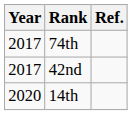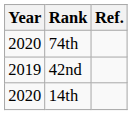(25, 43) 2017 -> (25, 43) 2020
(25, 69) 2017 -> (25, 69) 2019
